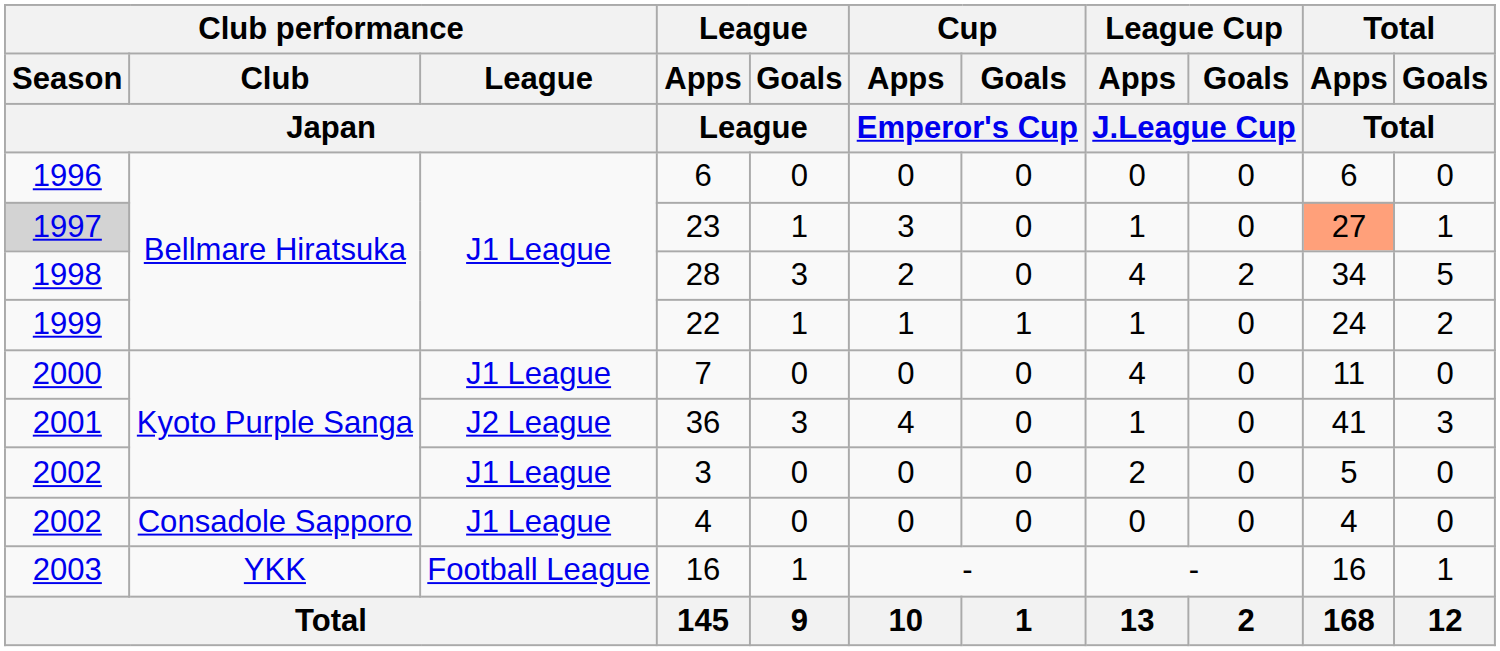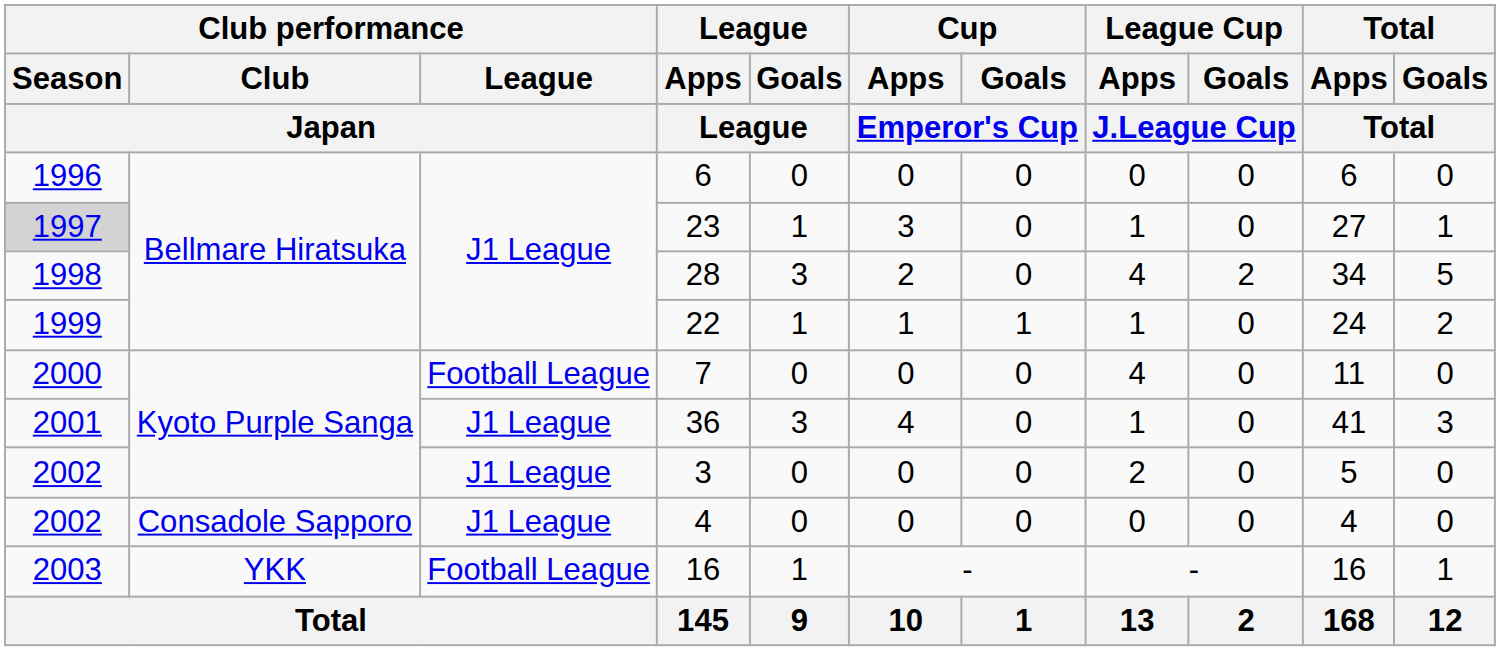(1349, 226) lightsalmon background -> (1349, 226) no background
(539, 373) J1 League -> (539, 373) Football League
(539, 422) J2 League -> (539, 422) J1 League
